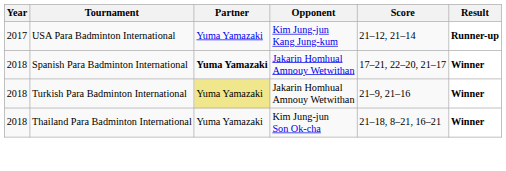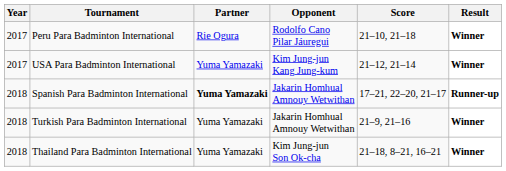+ row: (103, 36)
(475, 36) Runner-up -> (468, 65) Winner
(468, 65) Winner -> (475, 94) Runner-up
(230, 94) khaki background -> (230, 123) no background
